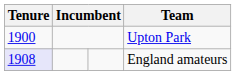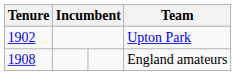(22, 37) 1900 -> (22, 37) 1902
(22, 59) lavender background -> (22, 59) no background
